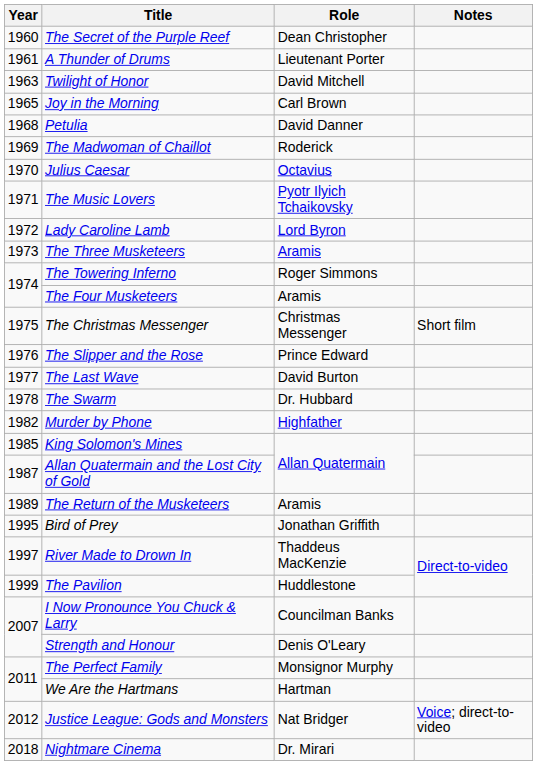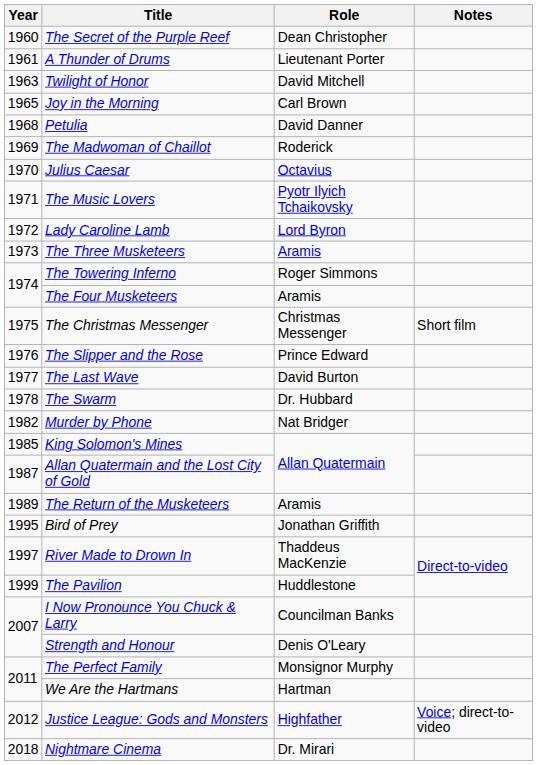(310, 422) Highfather -> (313, 422) Nat Bridger
(313, 719) Nat Bridger -> (310, 719) Highfather
